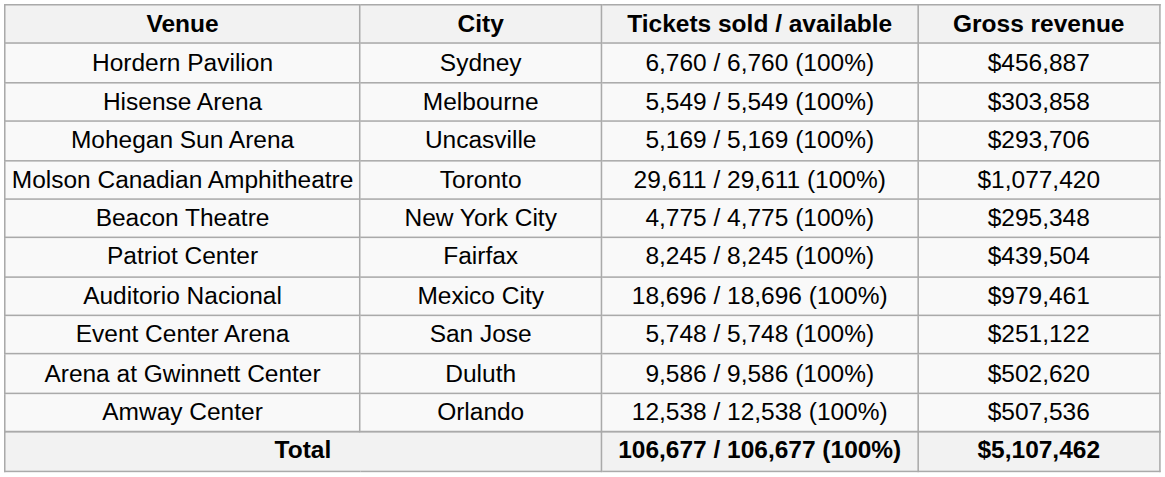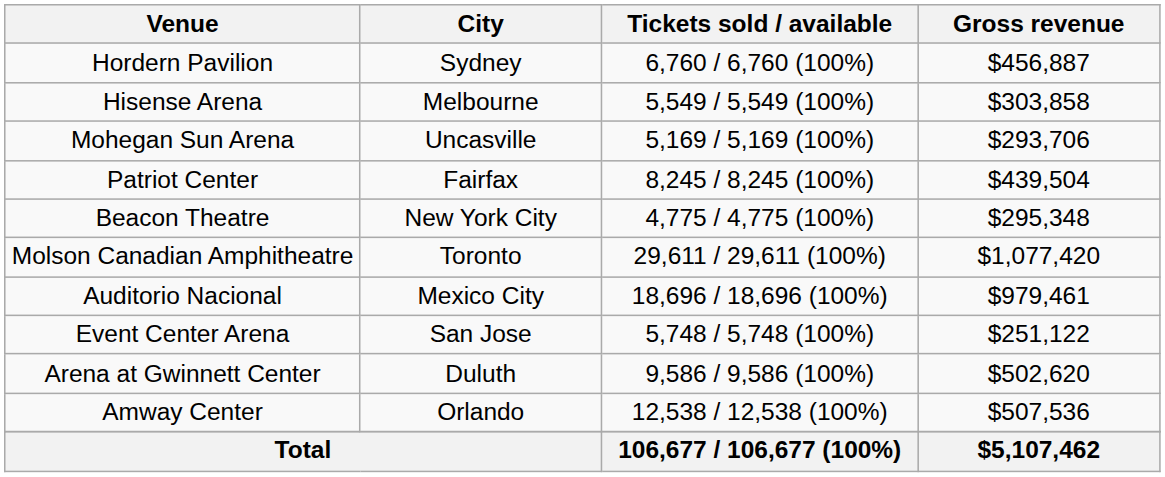rows swapped: (183, 256) <-> (183, 179)
